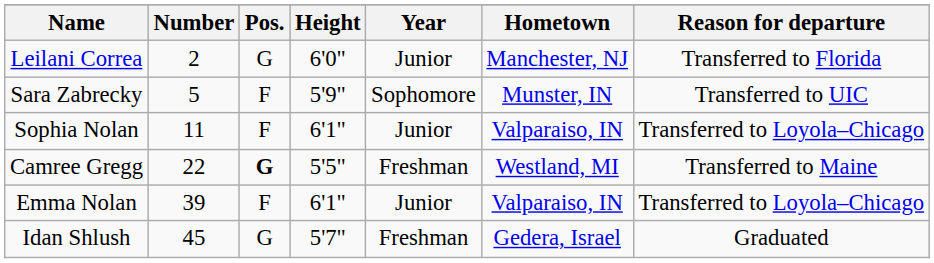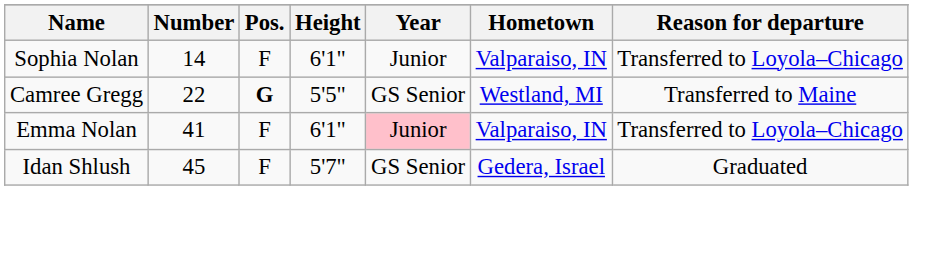- row: (76, 58)
- row: (76, 94)
(194, 130) 11 -> (194, 58) 14
(423, 166) Freshman -> (418, 94) GS Senior
(194, 202) 39 -> (194, 130) 41
(423, 202) no background -> (418, 130) pink background
(265, 238) G -> (265, 166) F
(423, 238) Freshman -> (418, 166) GS Senior
